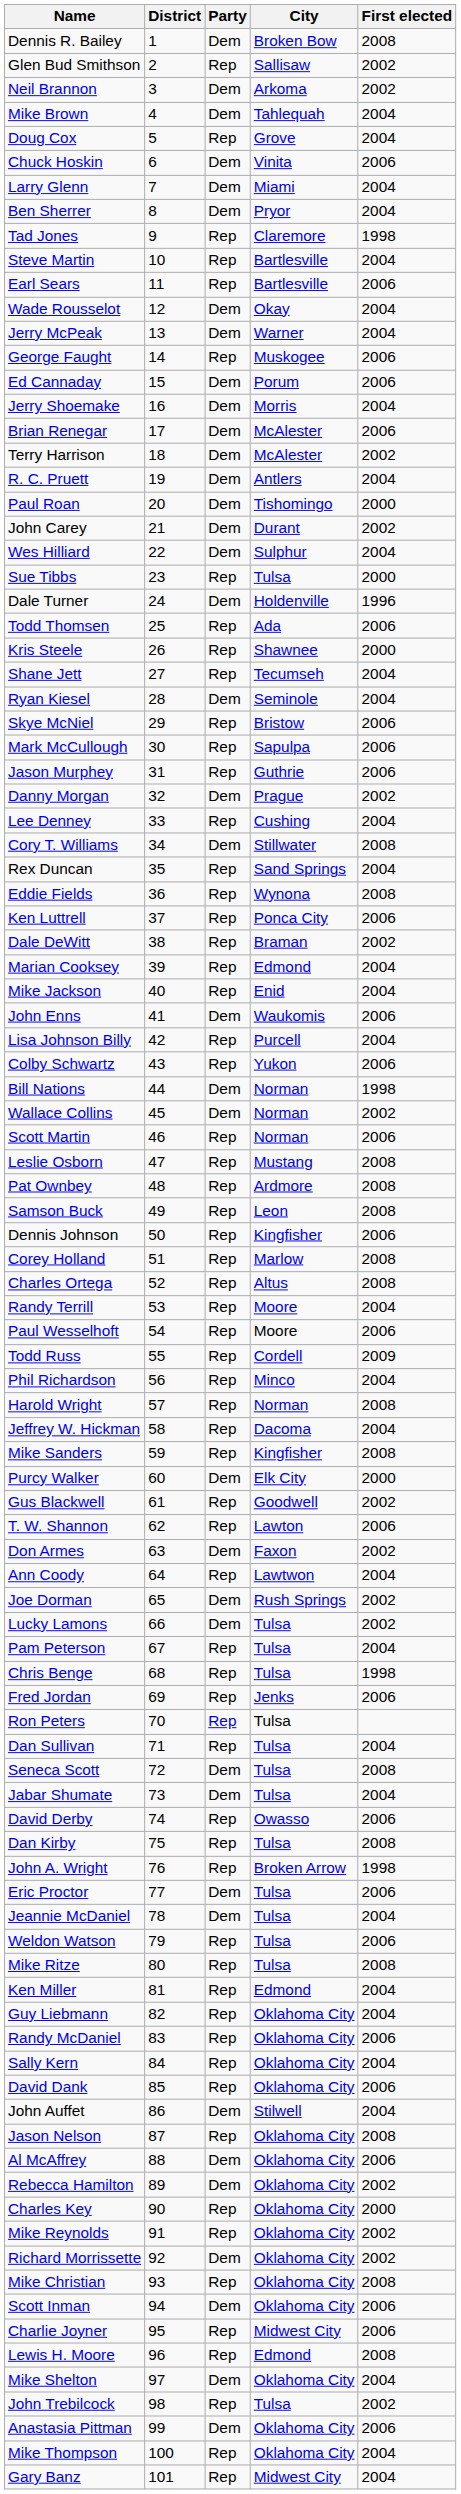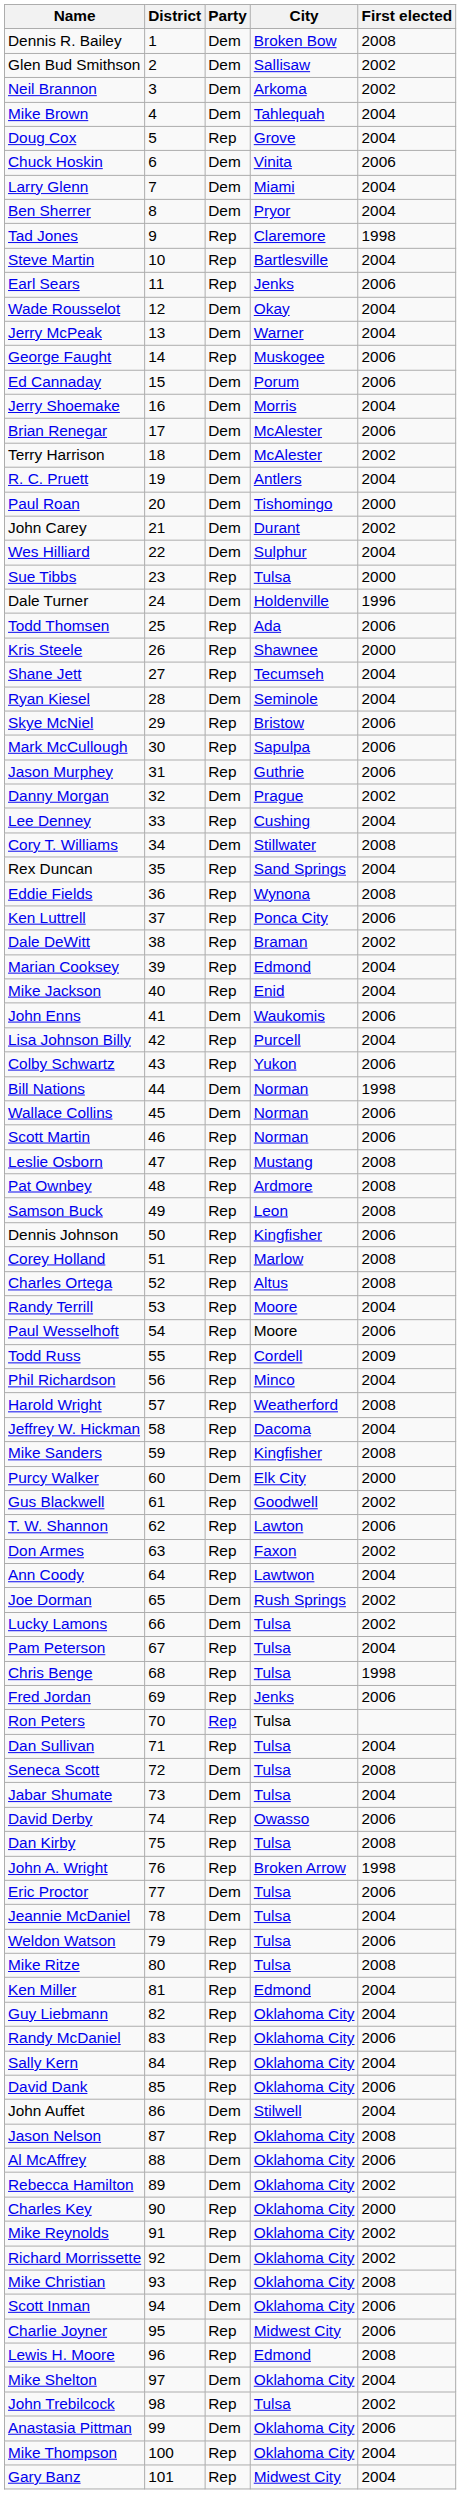(222, 65) Rep -> (224, 65) Dem
(291, 284) Bartlesville -> (274, 284) Jenks
(379, 1112) 2002 -> (379, 1112) 2006
(281, 1405) Norman -> (296, 1405) Weatherford
(224, 1551) Dem -> (222, 1551) Rep
